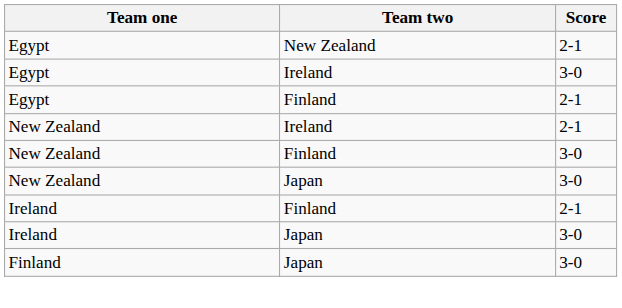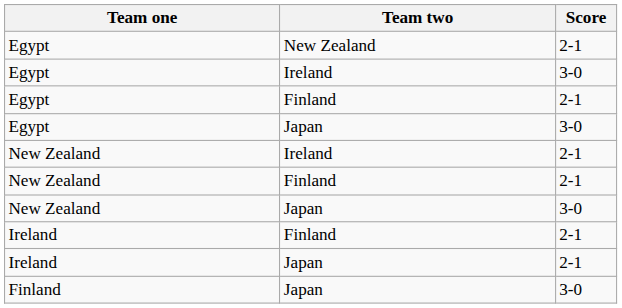+ row: (29, 126)
(571, 153) 3-0 -> (571, 180) 2-1
(571, 235) 3-0 -> (571, 262) 2-1
